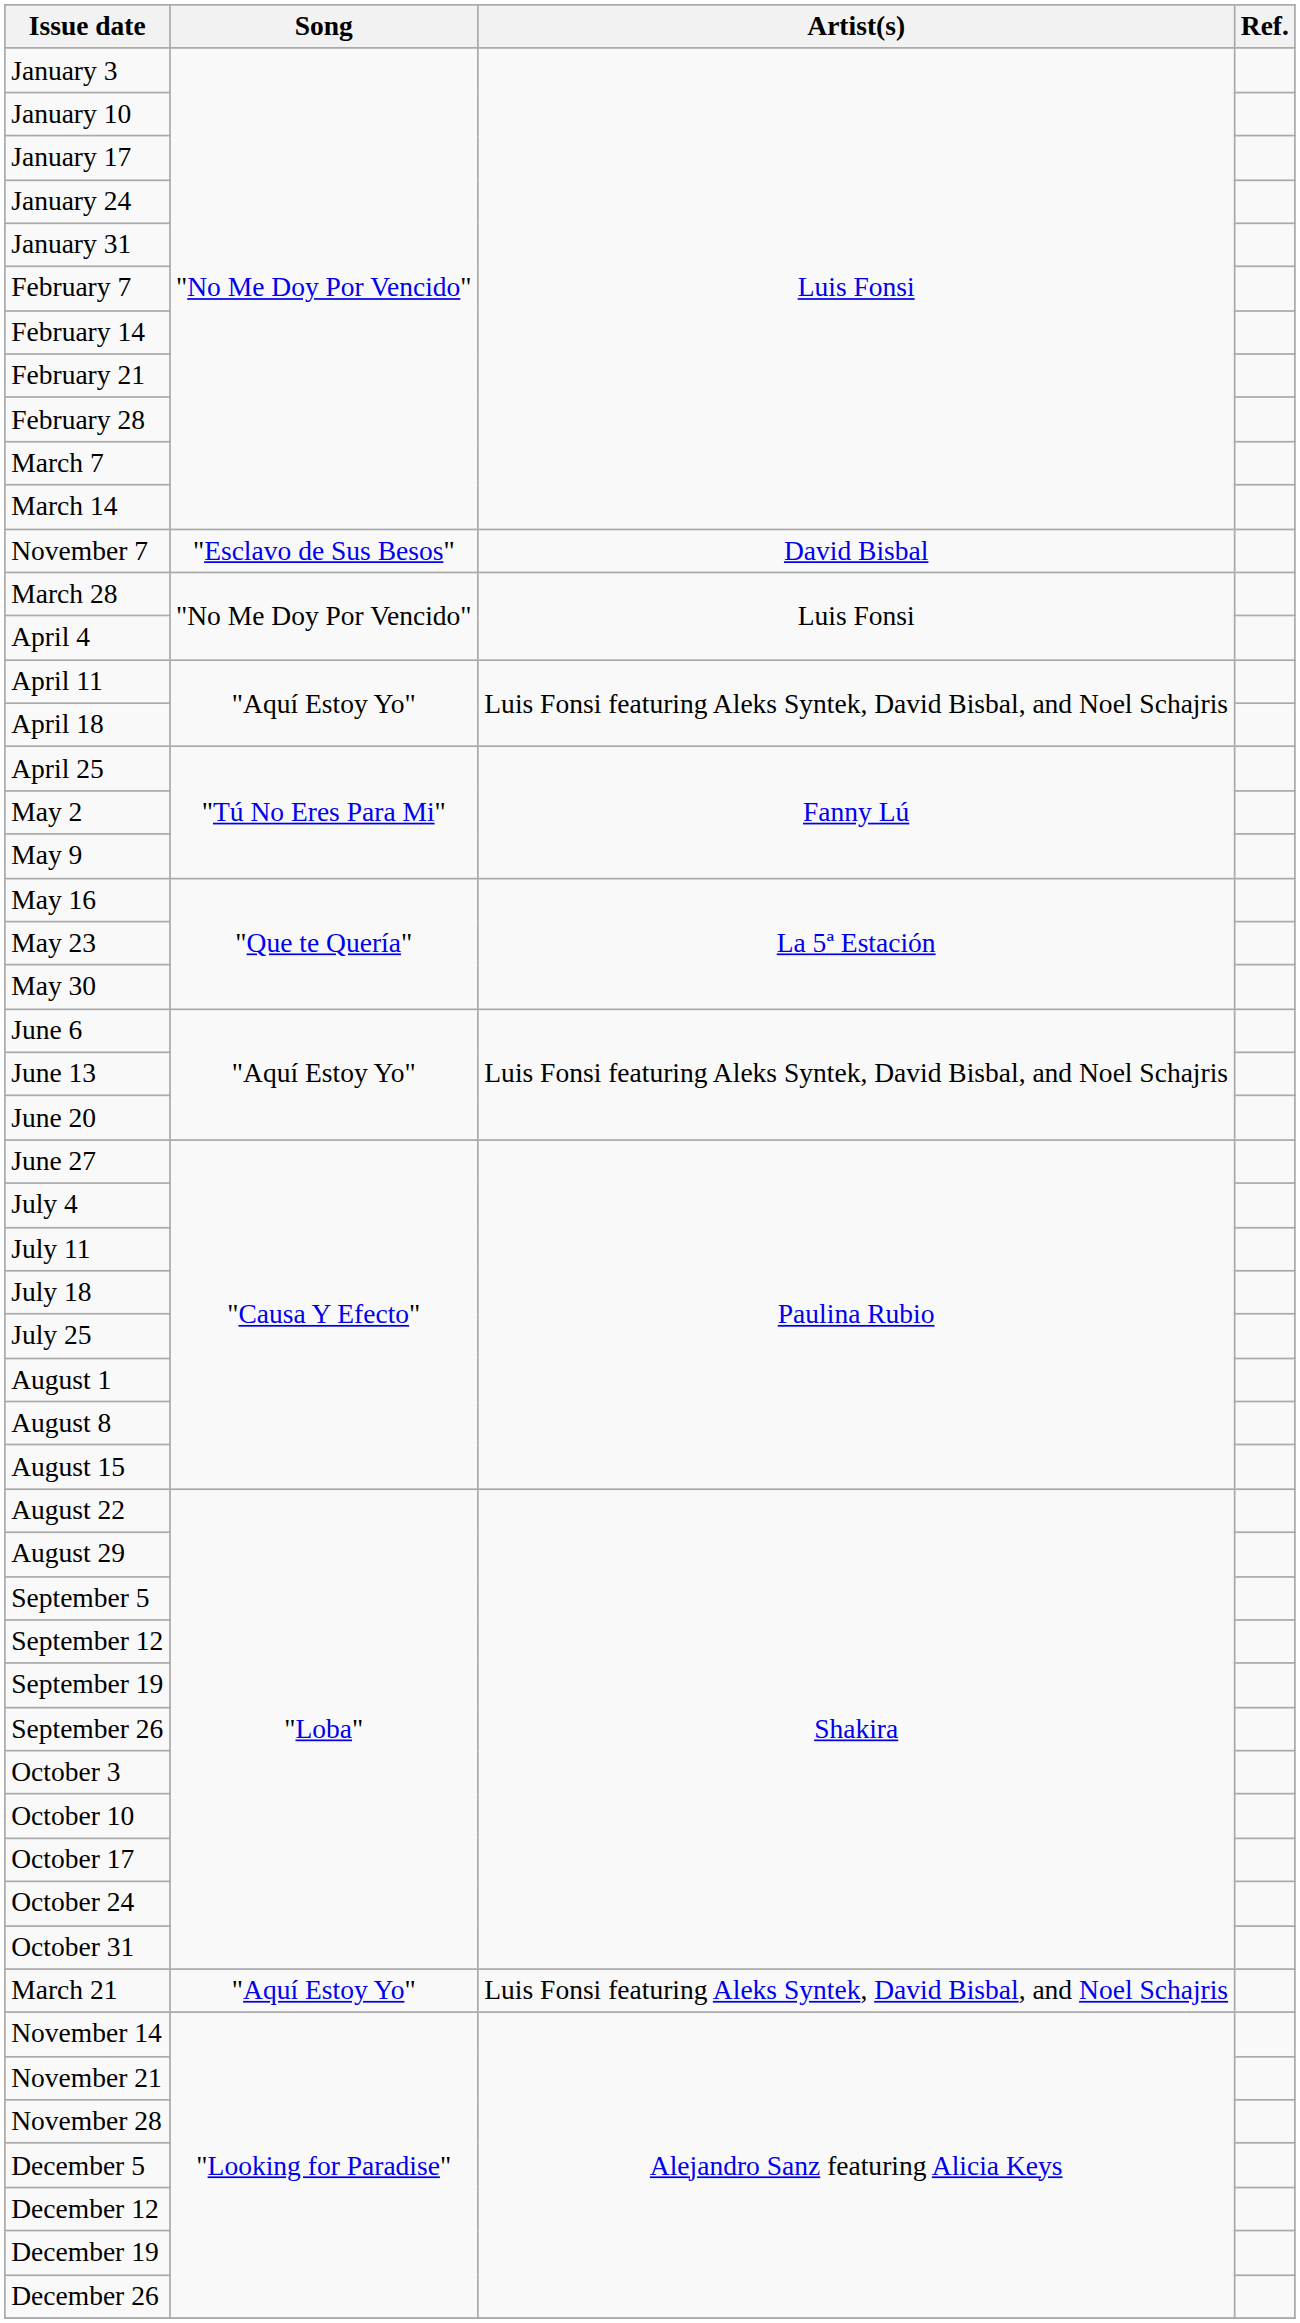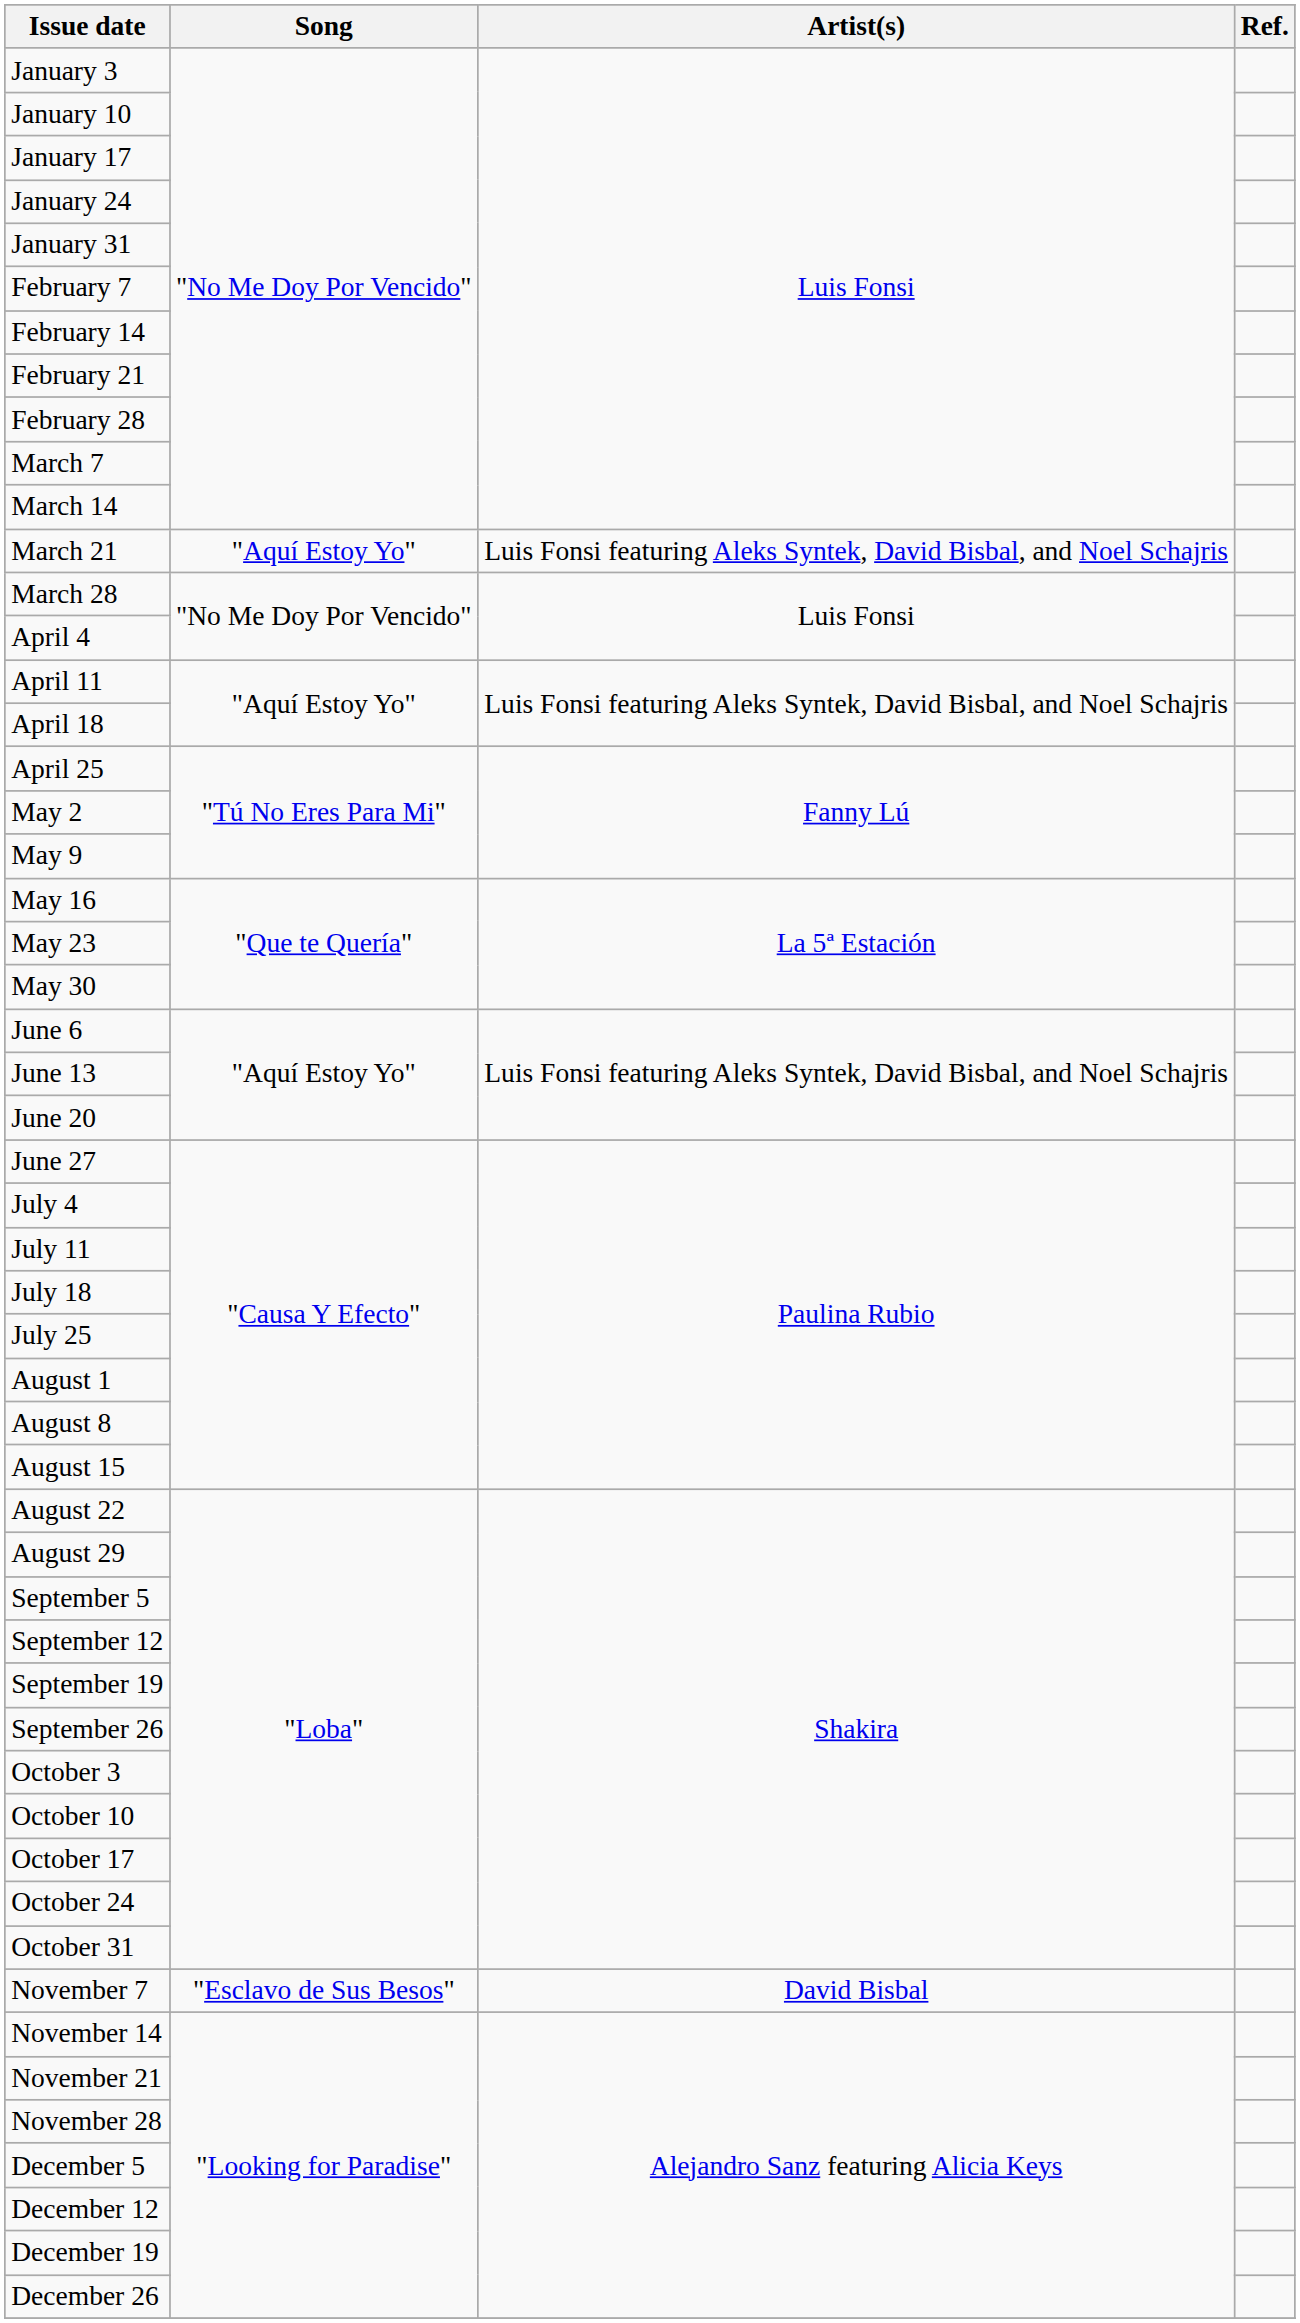rows swapped: (64, 1990) <-> (80, 550)
